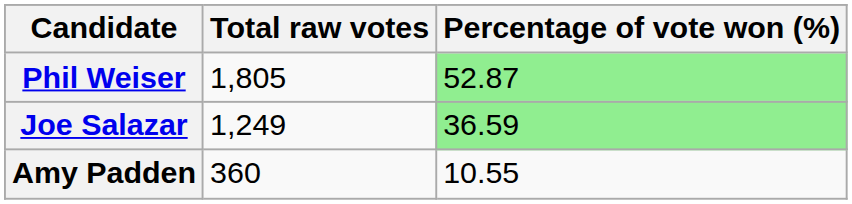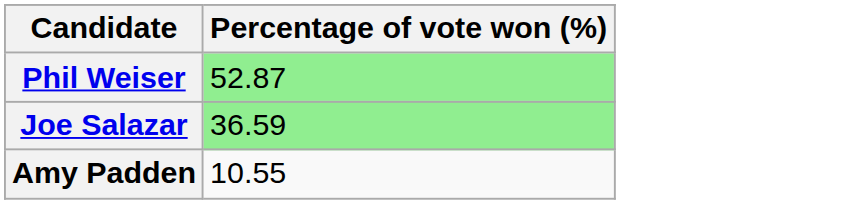- column: (320, 28)
